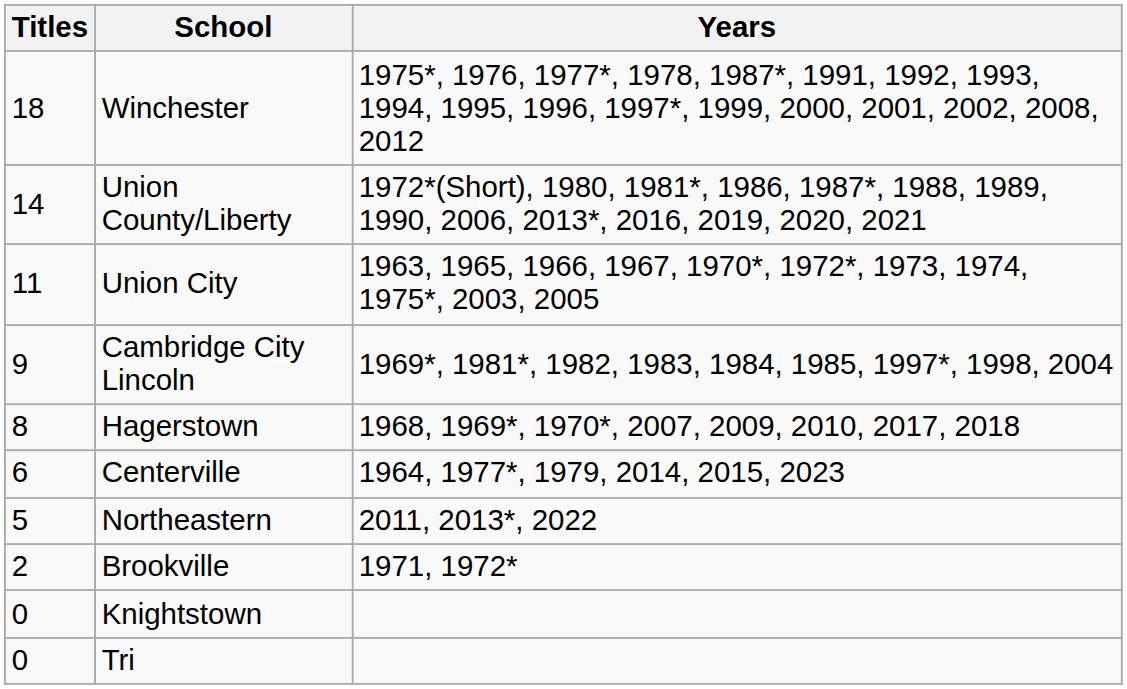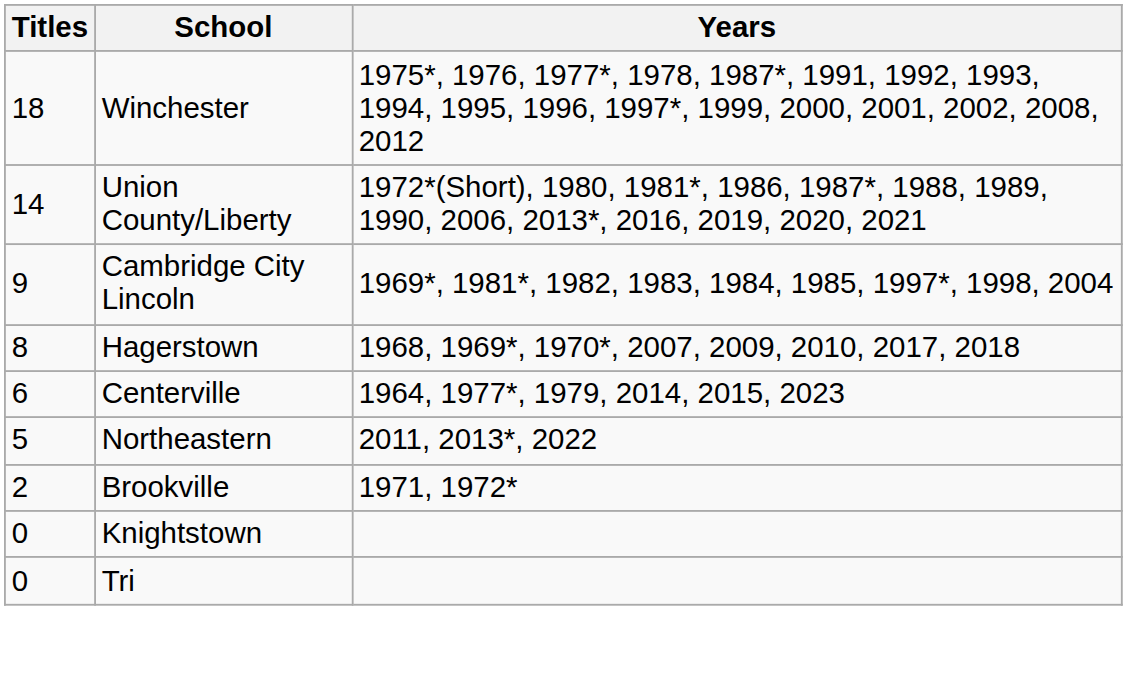- row: (170, 283)
